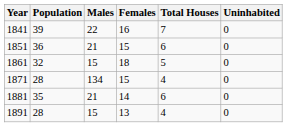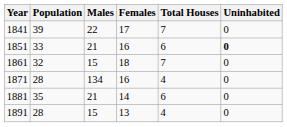(124, 29) 16 -> (124, 29) 17
(38, 46) 36 -> (38, 46) 33
(124, 46) 15 -> (124, 46) 16
(226, 46) normal -> (226, 46) bold
(163, 63) 5 -> (163, 63) 7
(124, 79) 15 -> (124, 79) 16
